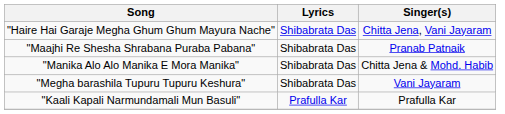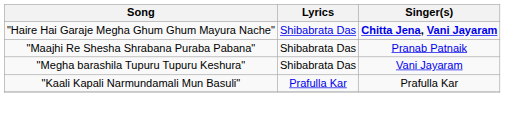(427, 30) normal -> (429, 30) bold
- row: (141, 65)
